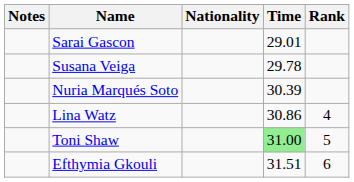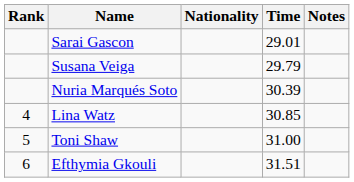columns swapped: (327, 16) <-> (27, 16)
(284, 66) 29.78 -> (283, 66) 29.79
(284, 115) 30.86 -> (283, 115) 30.85
(284, 139) lightgreen background -> (283, 139) no background
